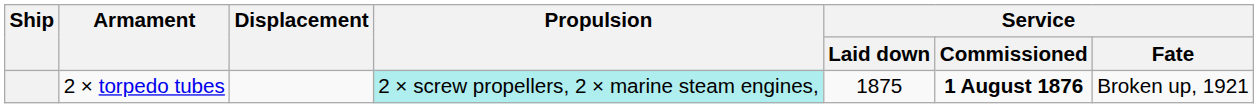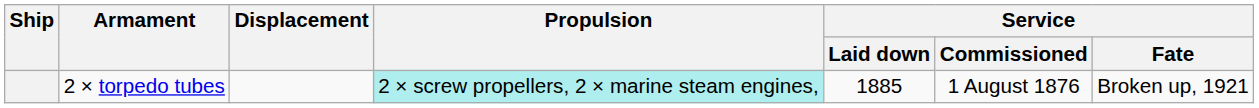(879, 86) 1875 -> (879, 86) 1885
(1014, 86) bold -> (1014, 86) normal
